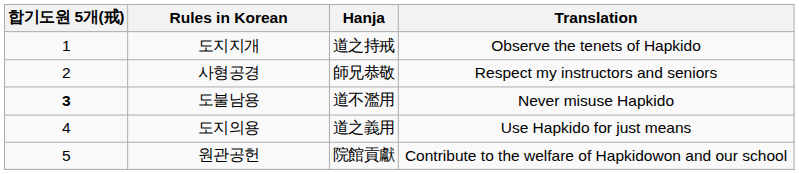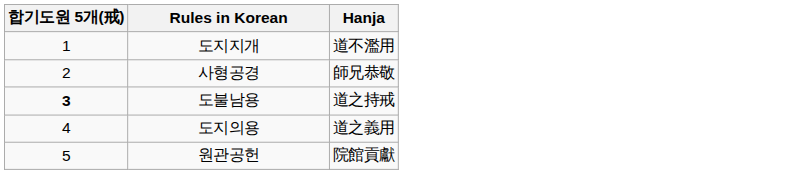- column: (596, 18)
(364, 45) 道之持戒 -> (364, 45) 道不濫用
(364, 100) 道不濫用 -> (364, 100) 道之持戒
